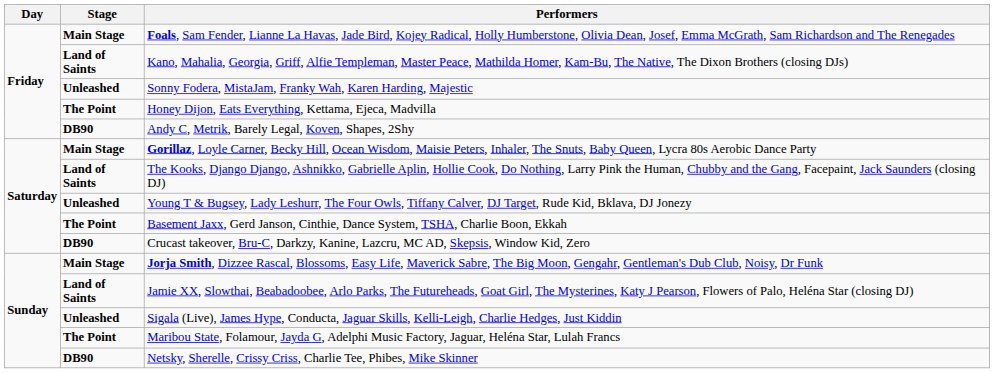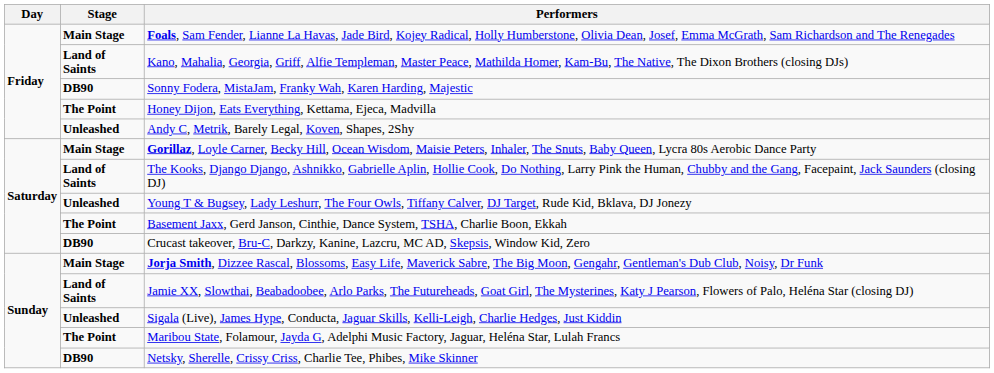(91, 88) Unleashed -> (78, 88) DB90
(78, 128) DB90 -> (91, 128) Unleashed
